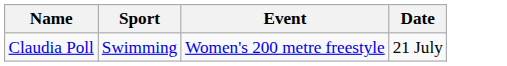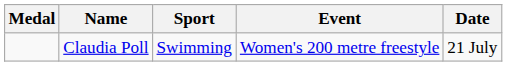+ column: (32, 18)
